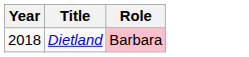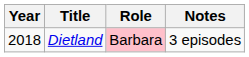+ column: (205, 16)
